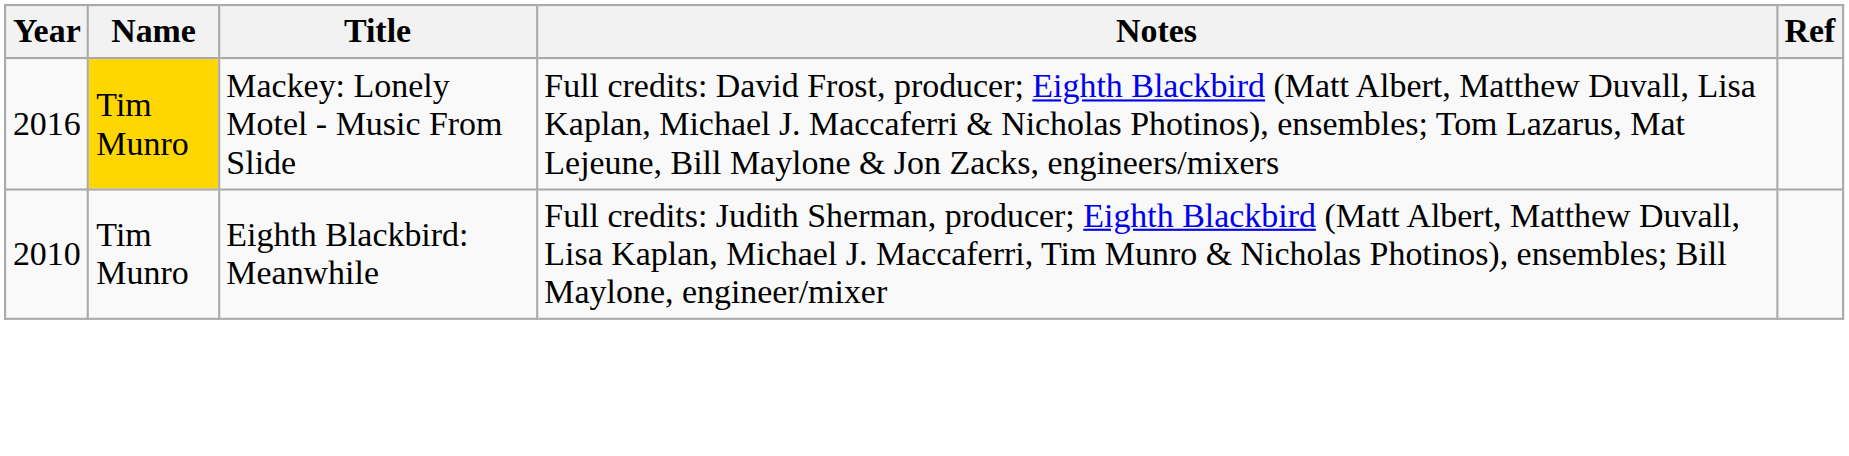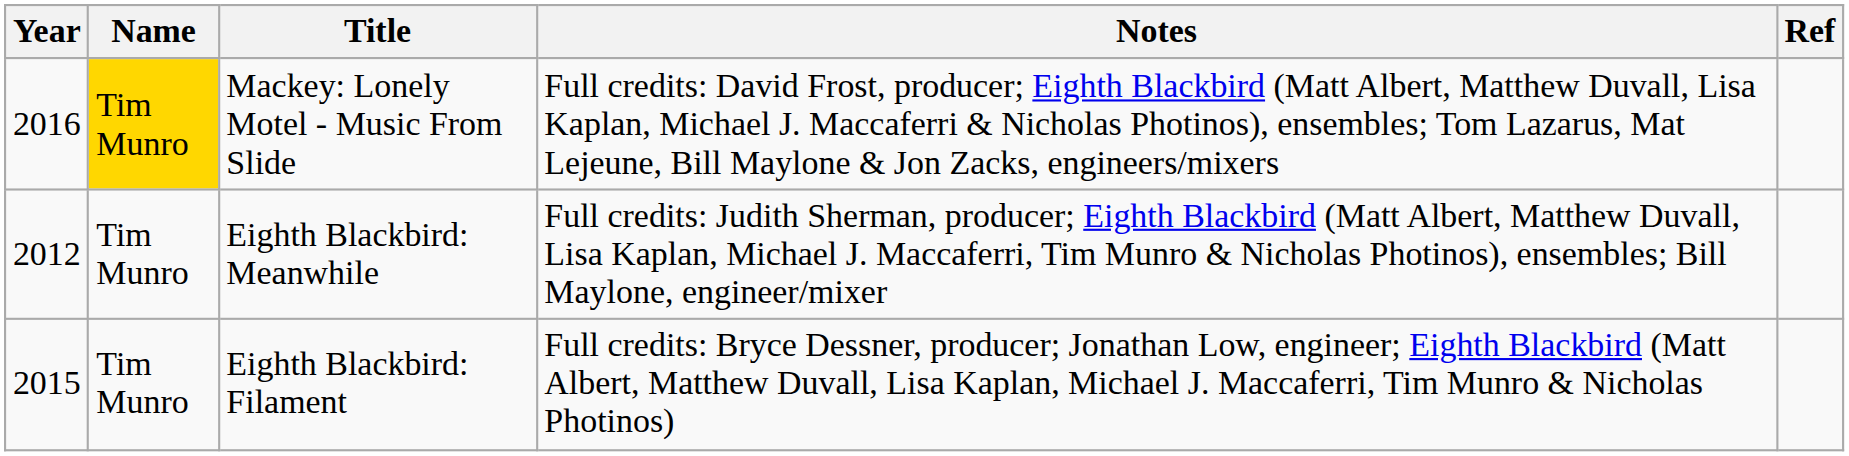(47, 253) 2010 -> (47, 253) 2012
+ row: (347, 383)
